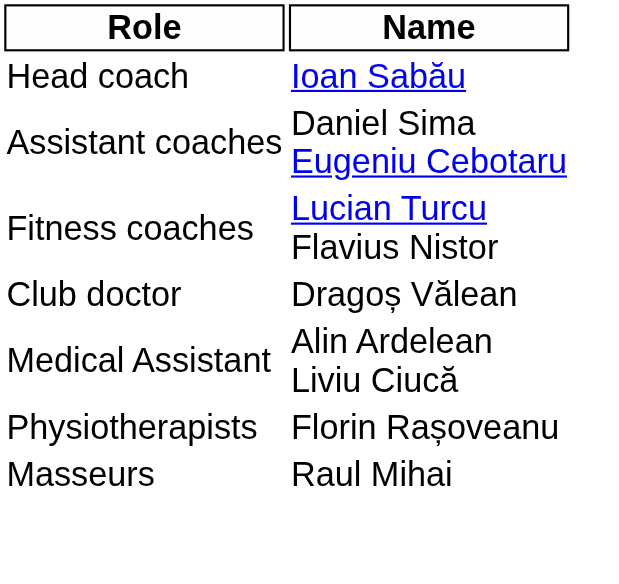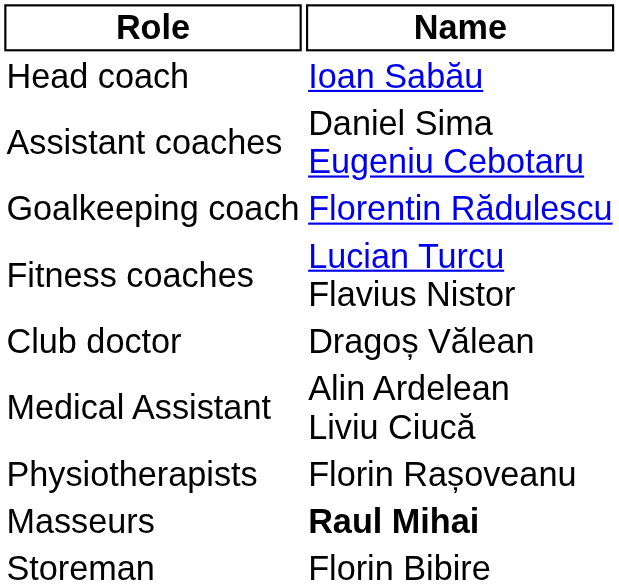+ row: (153, 209)
(372, 474) normal -> (394, 521) bold
+ row: (81, 568)
